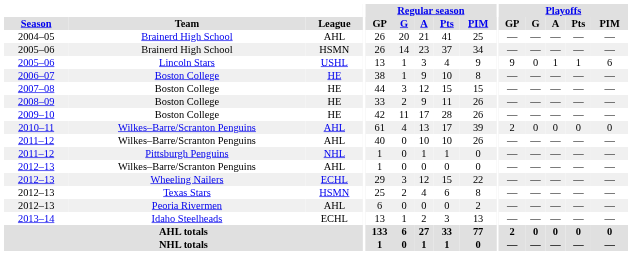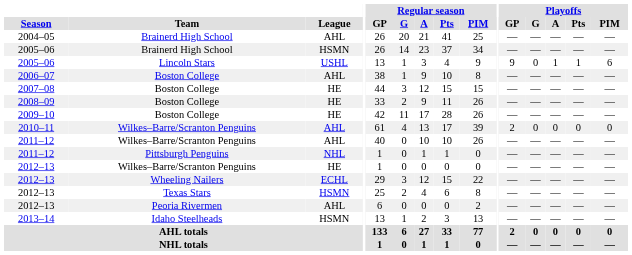(334, 75) HE -> (334, 75) AHL
(334, 166) AHL -> (334, 166) HE
(334, 218) ECHL -> (334, 218) HSMN
